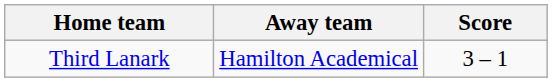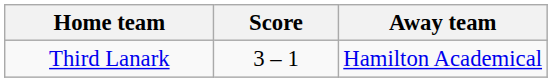columns swapped: (485, 22) <-> (319, 22)
